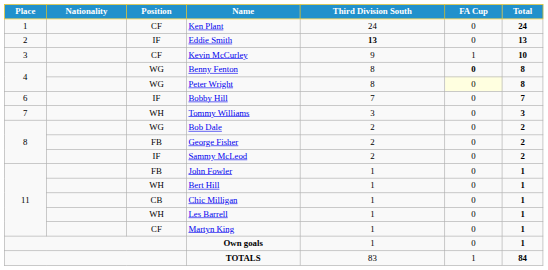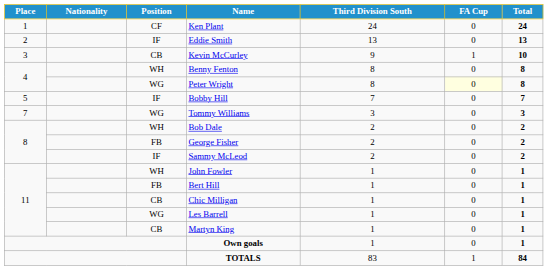(372, 41) bold -> (372, 41) normal
(156, 55) CF -> (156, 55) CB
(156, 70) WG -> (156, 70) WH
(474, 70) bold -> (474, 70) normal
(25, 99) 6 -> (25, 99) 5
(156, 113) WH -> (156, 113) WG
(156, 128) WG -> (156, 128) WH
(156, 171) FB -> (156, 171) WH
(156, 185) WH -> (156, 185) FB
(156, 214) WH -> (156, 214) WG
(156, 229) CF -> (156, 229) CB
